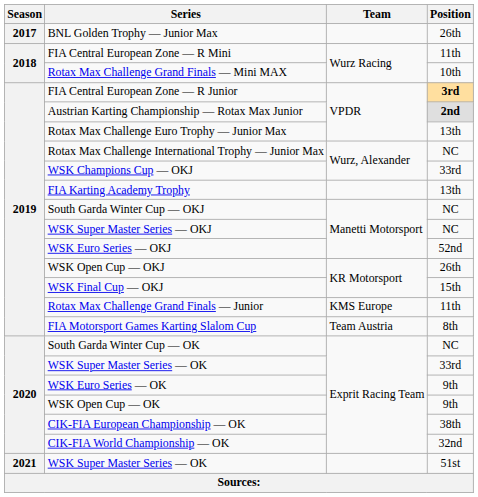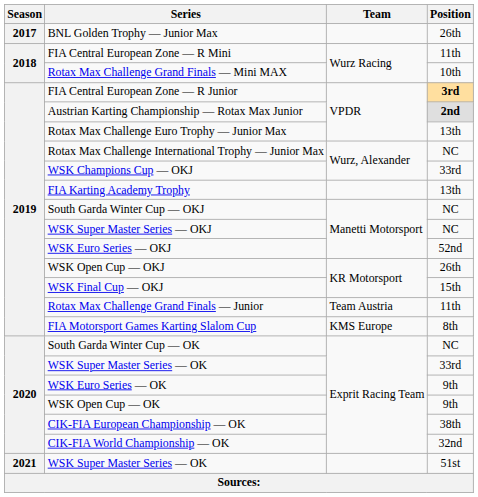(361, 306) KMS Europe -> (361, 306) Team Austria
(361, 326) Team Austria -> (361, 326) KMS Europe
